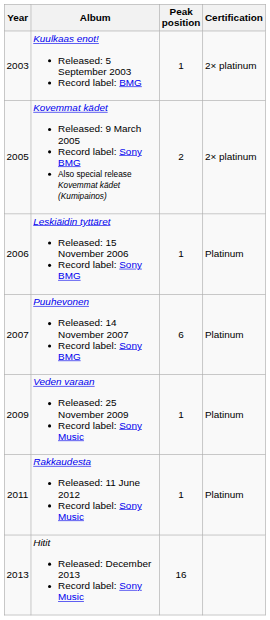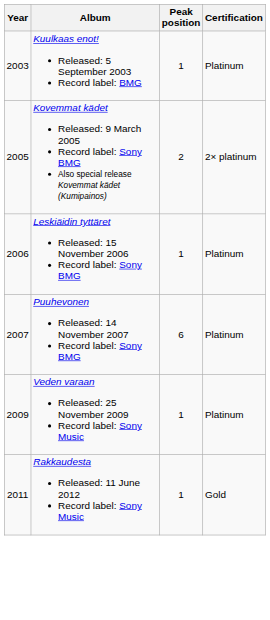(231, 65) 2× platinum -> (224, 65) Platinum
(224, 494) Platinum -> (215, 494) Gold
- row: (95, 570)
